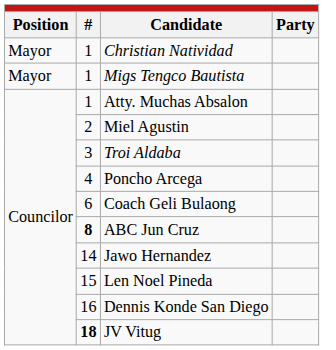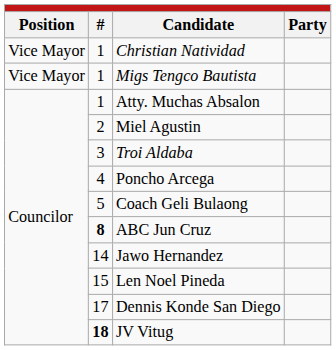(30, 50) Mayor -> (47, 50) Vice Mayor
(30, 76) Mayor -> (47, 76) Vice Mayor
(88, 204) 6 -> (100, 204) 5
(88, 306) 16 -> (100, 306) 17
